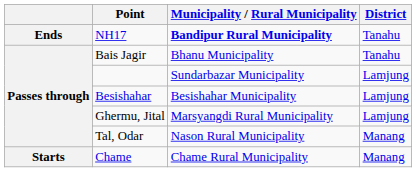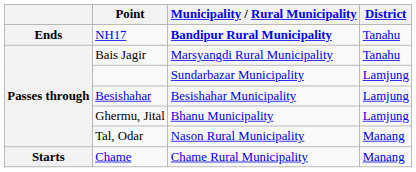(222, 55) Bhanu Municipality -> (252, 55) Marsyangdi Rural Municipality
(252, 116) Marsyangdi Rural Municipality -> (222, 116) Bhanu Municipality
